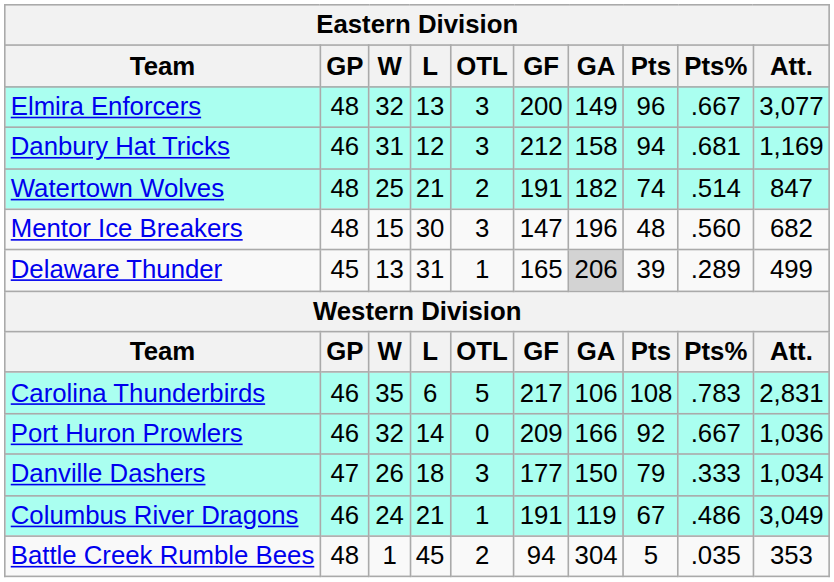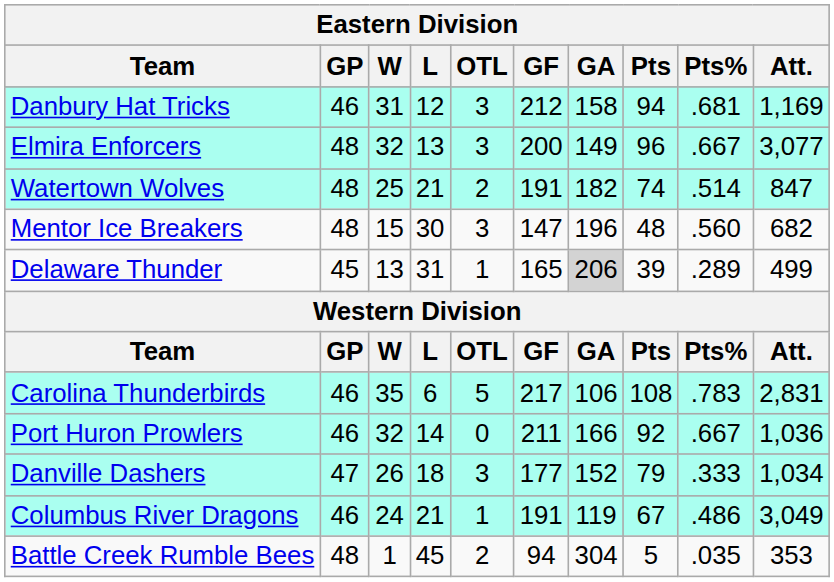rows swapped: (120, 147) <-> (106, 106)
(541, 433) 209 -> (541, 433) 211
(596, 474) 150 -> (596, 474) 152
